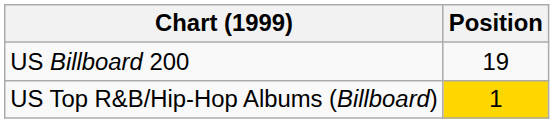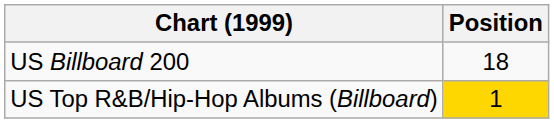(496, 61) 19 -> (496, 61) 18
